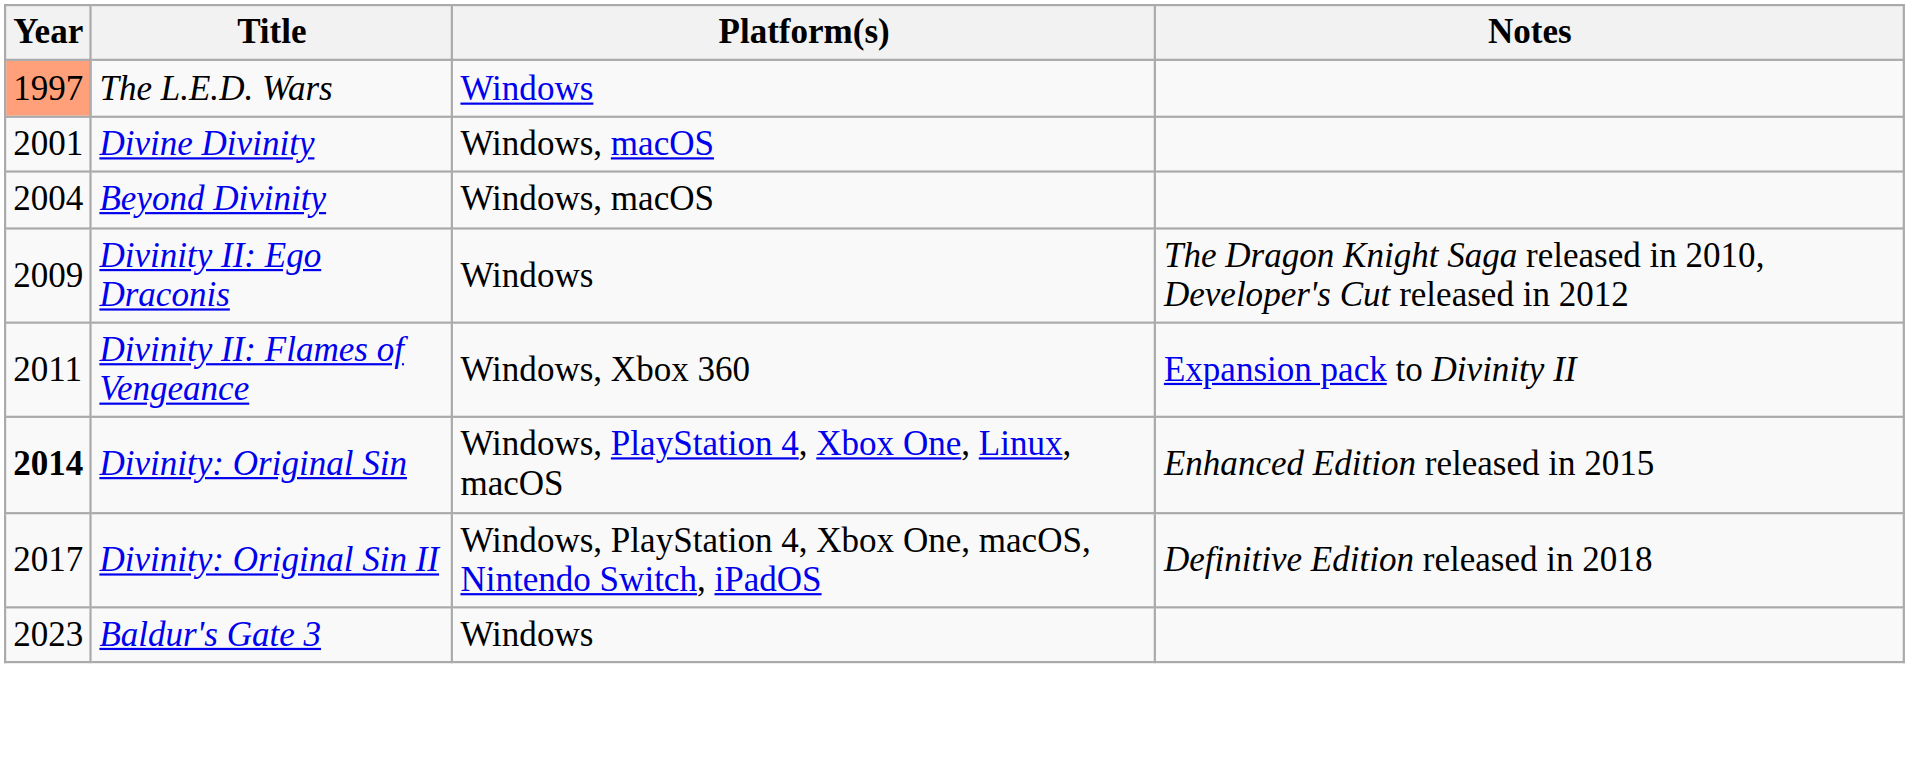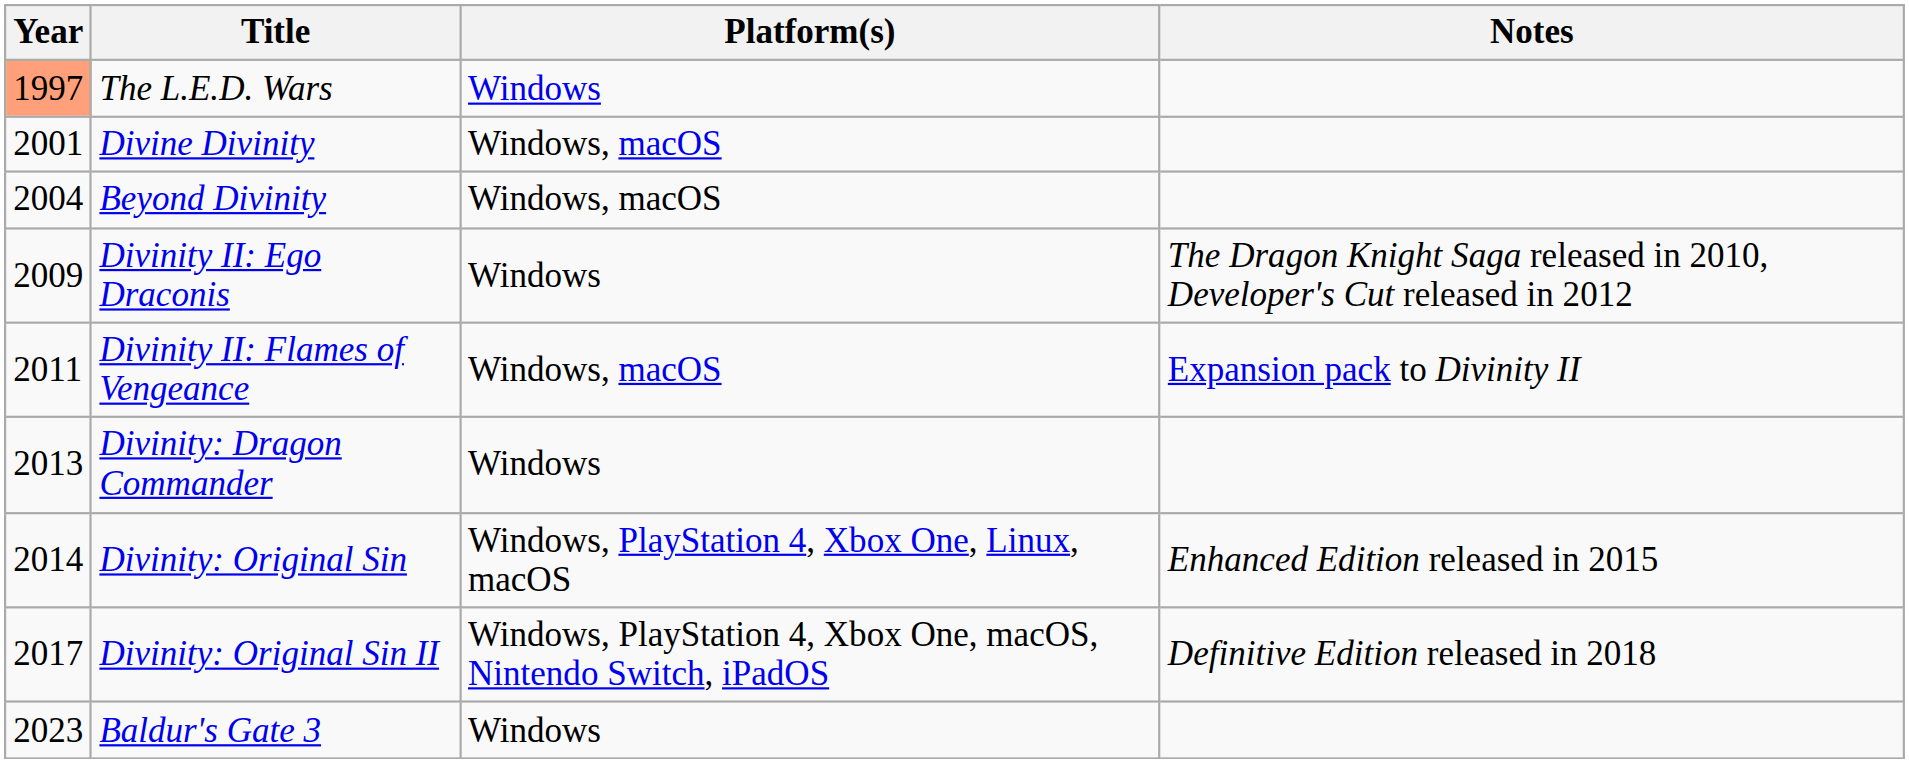(605, 369) Windows, Xbox 360 -> (595, 369) Windows, macOS
+ row: (221, 464)
(48, 464) bold -> (48, 559) normal
